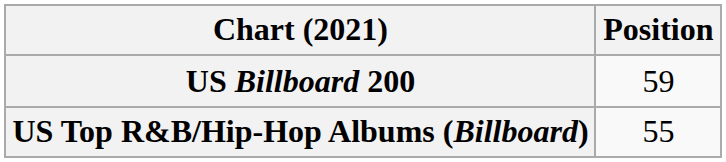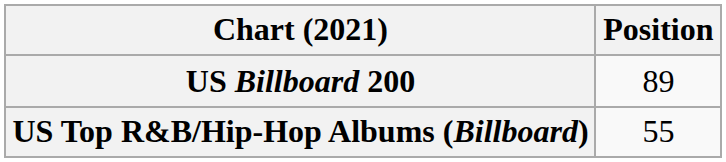(658, 80) 59 -> (658, 80) 89
